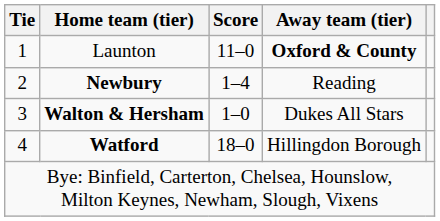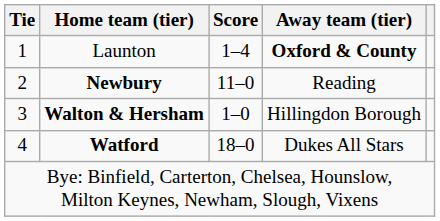(236, 51) 11–0 -> (236, 51) 1–4
(236, 82) 1–4 -> (236, 82) 11–0
(344, 114) Dukes All Stars -> (344, 114) Hillingdon Borough
(344, 145) Hillingdon Borough -> (344, 145) Dukes All Stars
